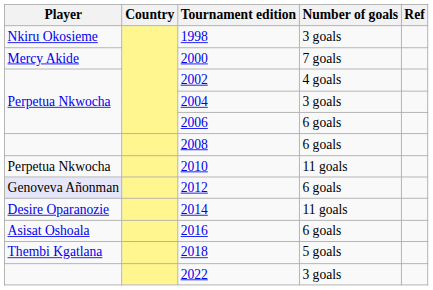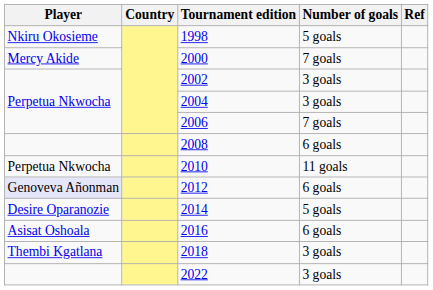(322, 36) 3 goals -> (322, 36) 5 goals
(322, 79) 4 goals -> (322, 79) 3 goals
(322, 123) 6 goals -> (322, 123) 7 goals
(325, 209) 11 goals -> (322, 209) 5 goals
(322, 252) 5 goals -> (322, 252) 3 goals
